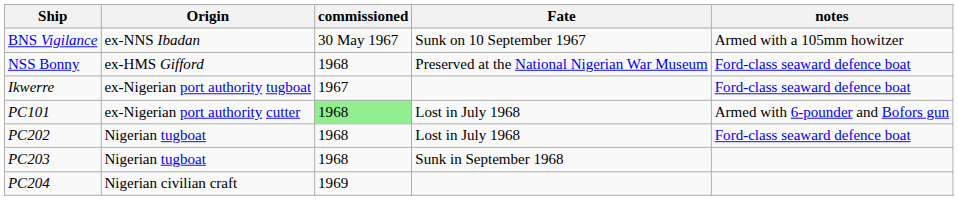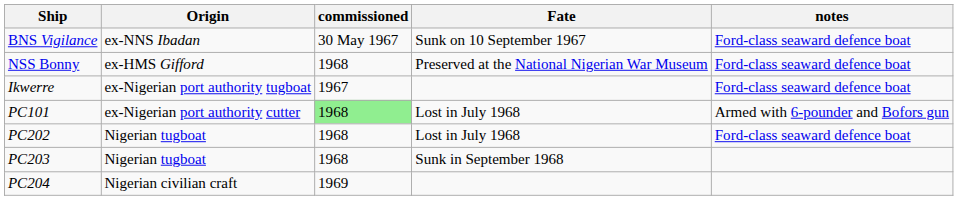(809, 40) Armed with a 105mm howitzer -> (813, 40) Ford-class seaward defence boat
